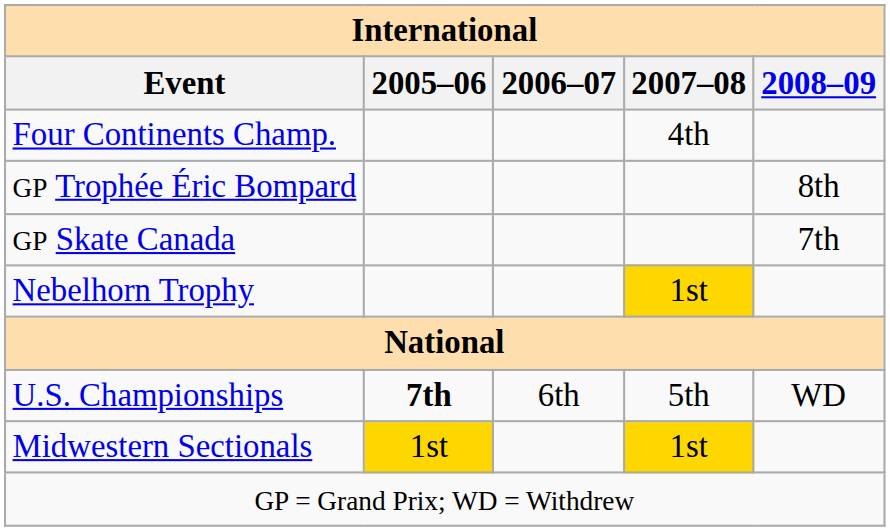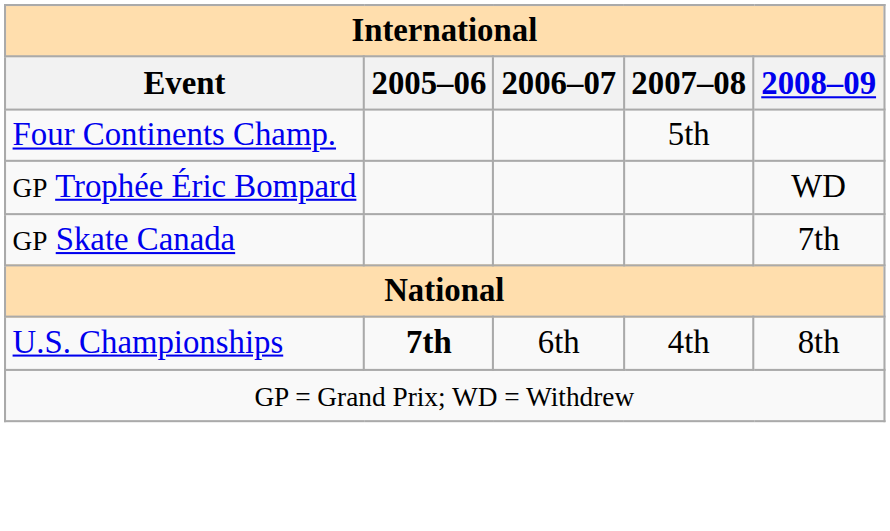(689, 134) 4th -> (689, 134) 5th
(819, 186) 8th -> (819, 186) WD
- row: (133, 290)
(689, 394) 5th -> (689, 342) 4th
(819, 394) WD -> (819, 342) 8th
- row: (162, 446)
